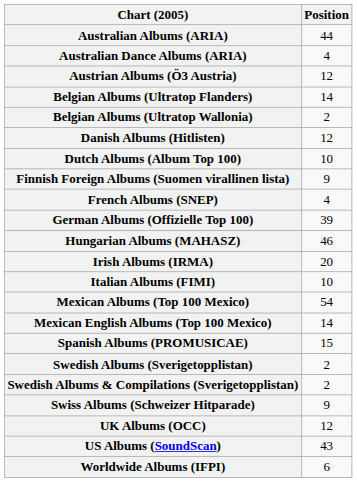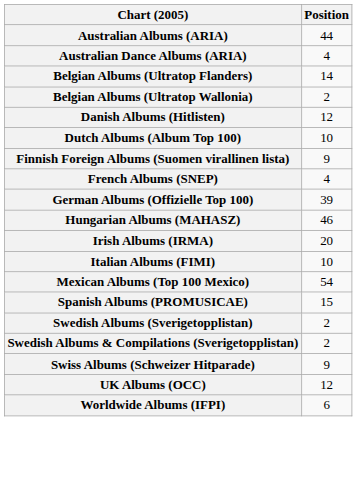- row: (153, 76)
- row: (153, 323)
- row: (153, 446)
